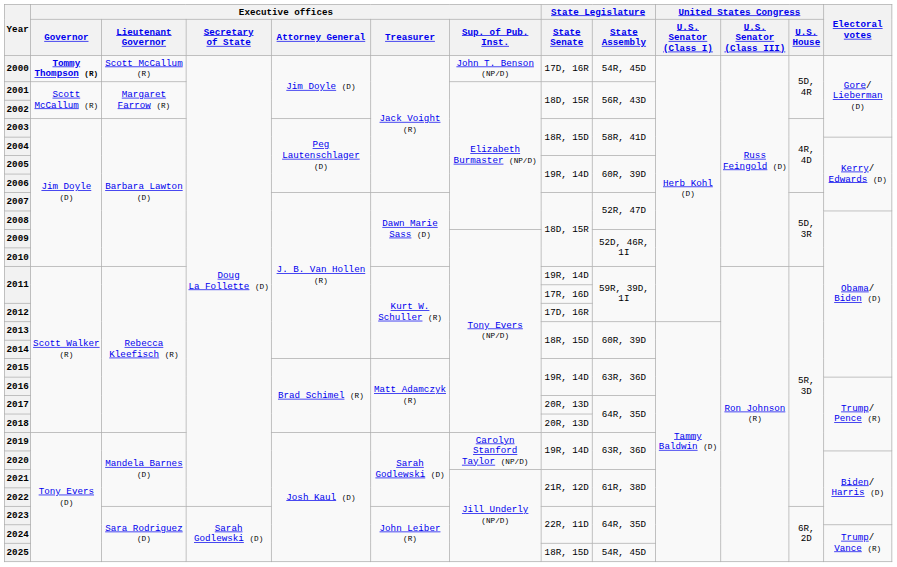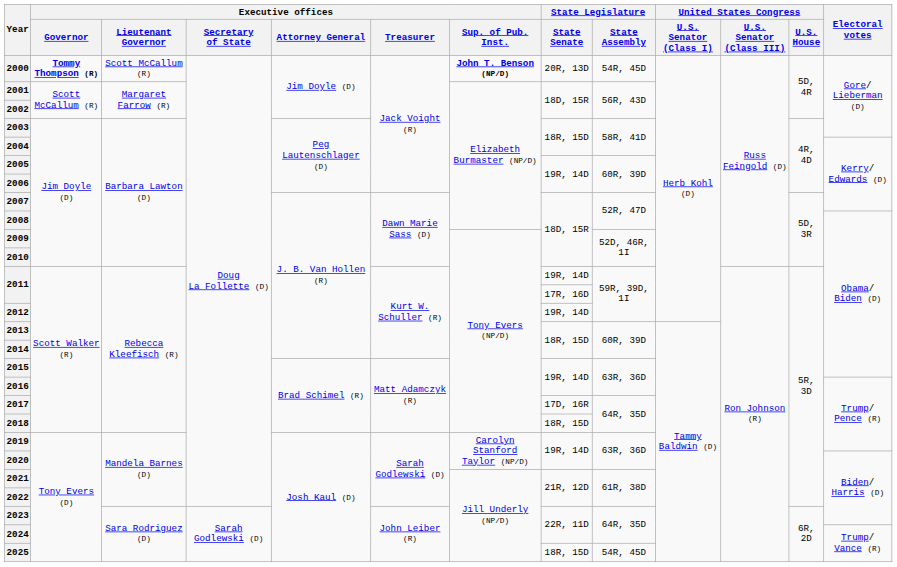(495, 68) normal -> (495, 69) bold
(567, 69) 17D, 16R -> (567, 69) 20R, 13D
(567, 312) 17D, 16R -> (567, 312) 19R, 14D
(567, 404) 20R, 13D -> (567, 404) 17D, 16R
(567, 423) 20R, 13D -> (567, 423) 18R, 15D
